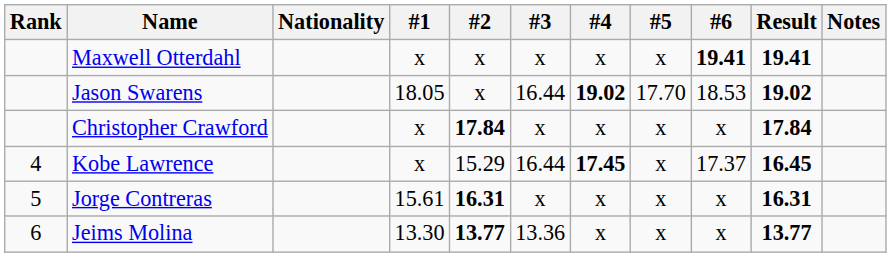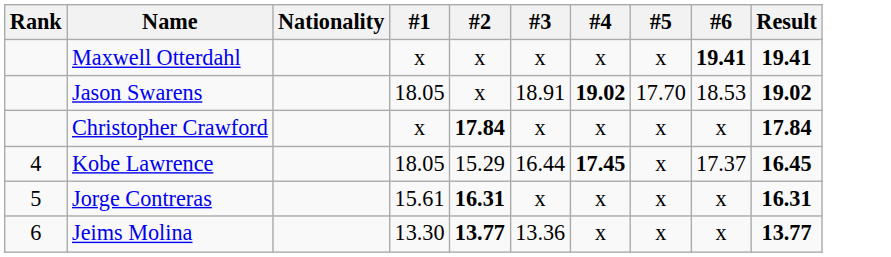- column: (854, 22)
(540, 92) 16.44 -> (540, 92) 18.91
(420, 163) x -> (420, 163) 18.05
